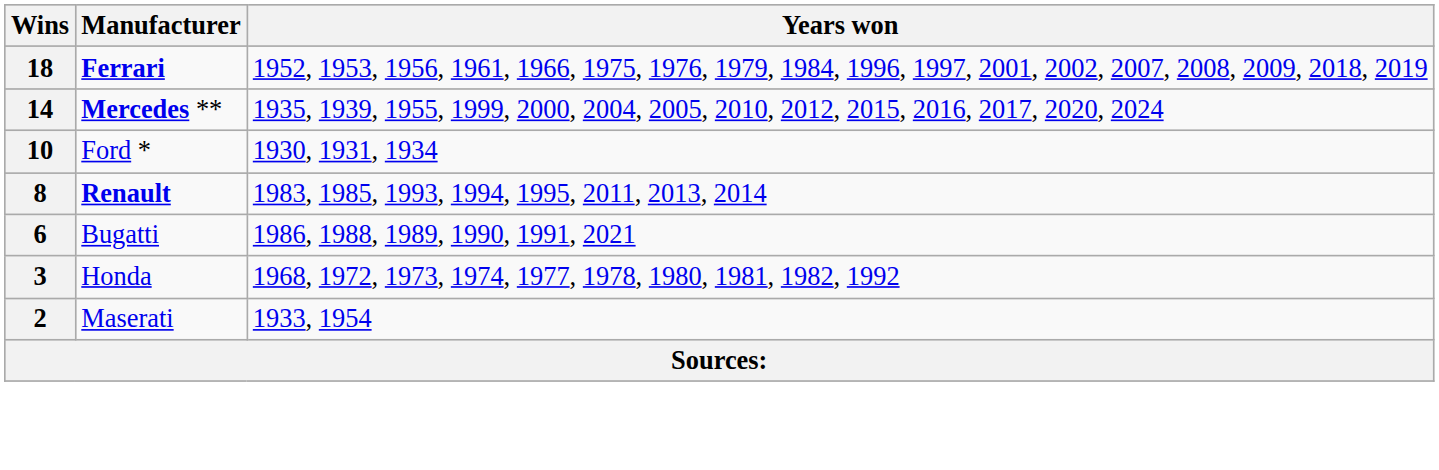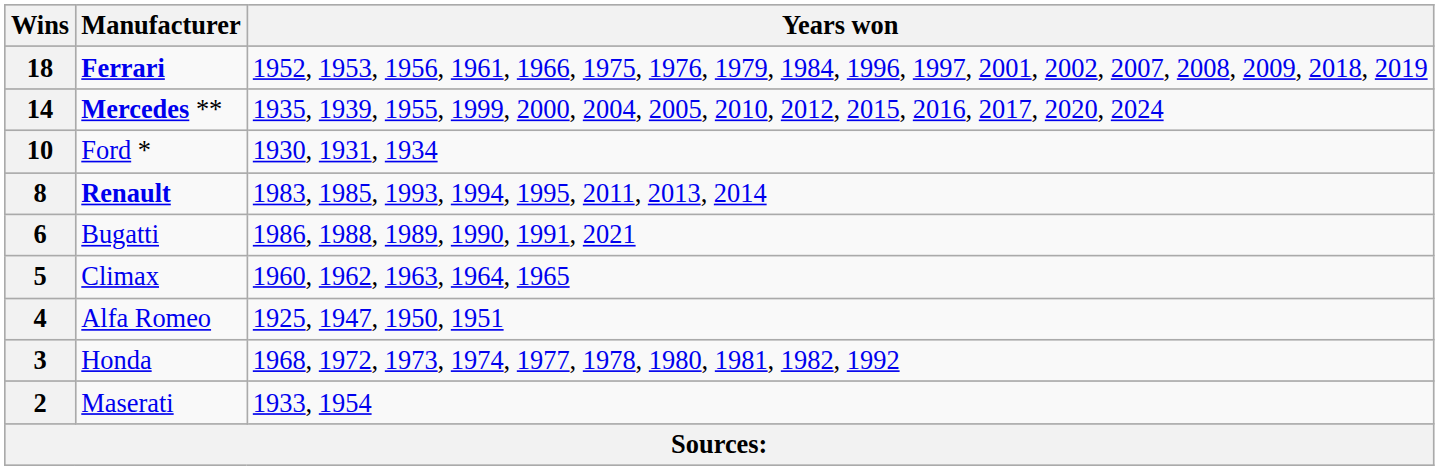+ row: (40, 276)
+ row: (40, 318)
